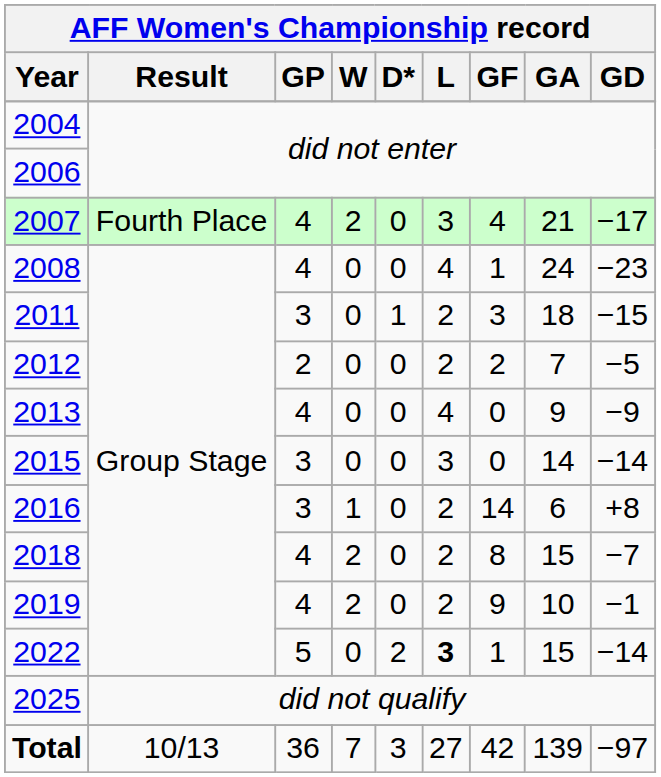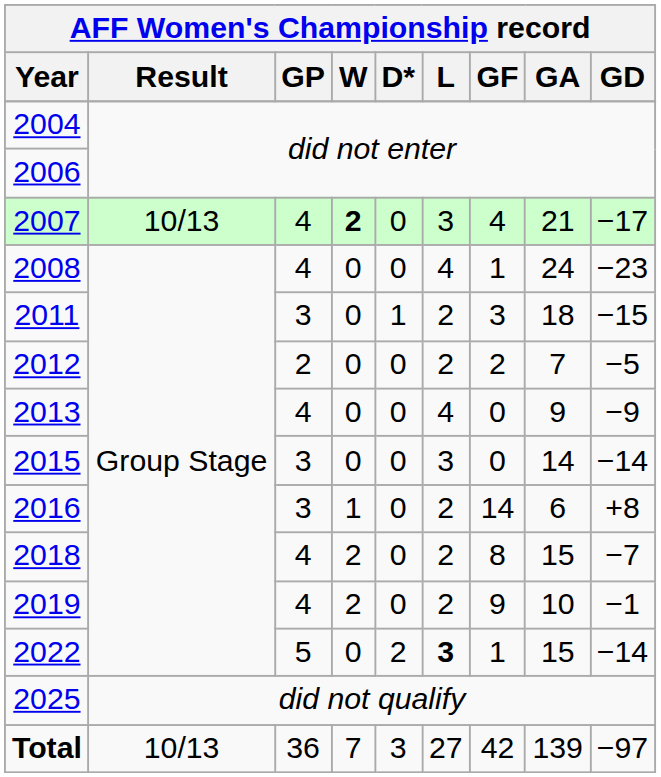(182, 220) Fourth Place -> (182, 220) 10/13
(353, 220) normal -> (353, 220) bold
